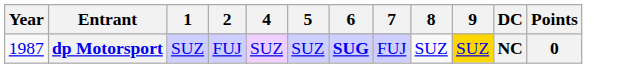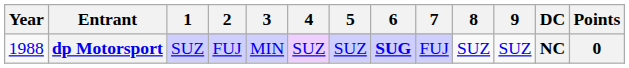+ column: (267, 19)
(26, 48) 1987 -> (26, 48) 1988
(473, 48) gold background -> (515, 48) no background
